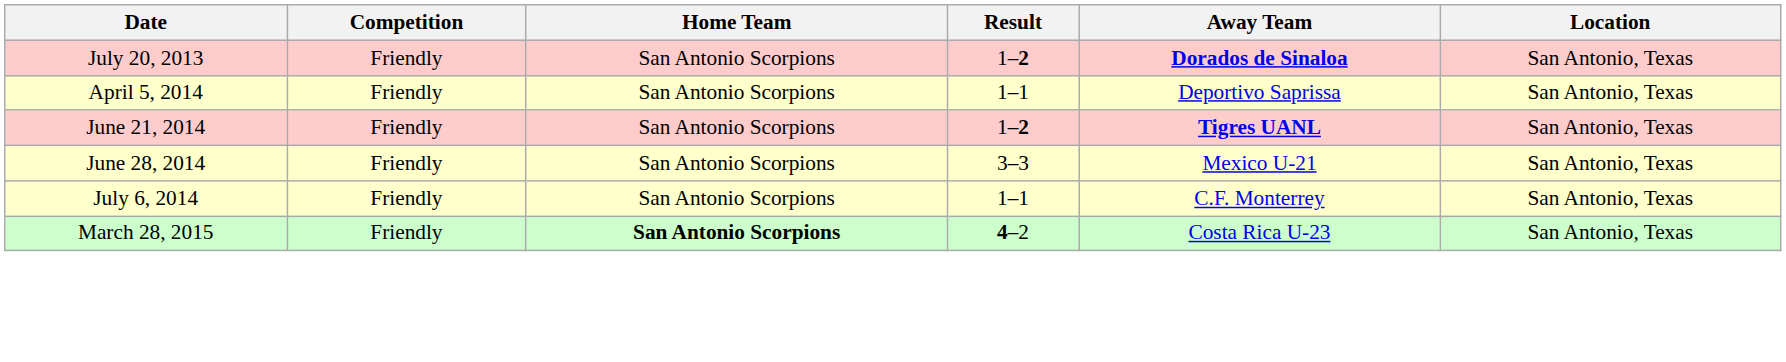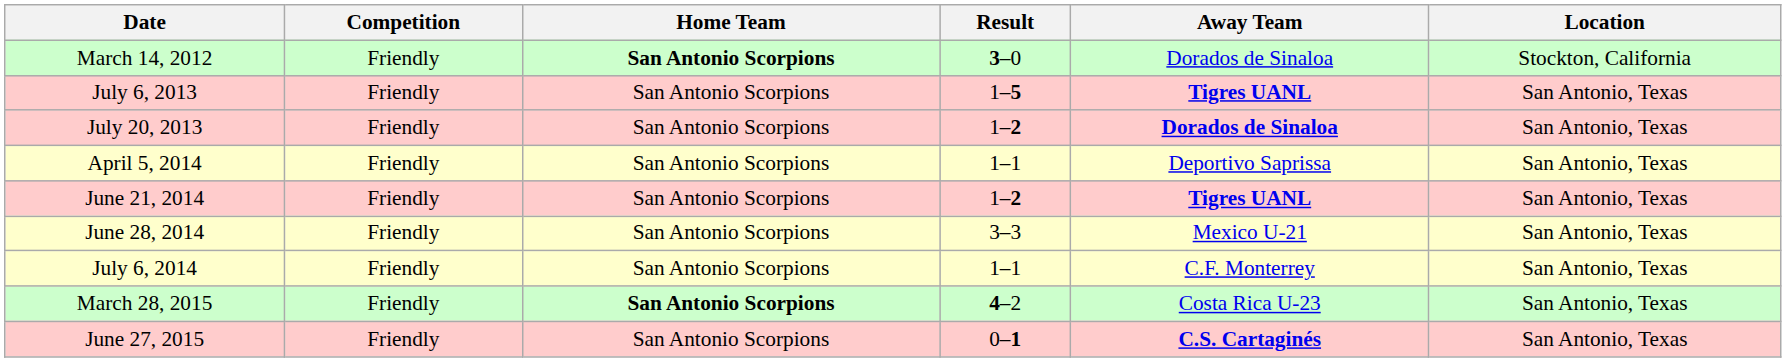+ row: (145, 57)
+ row: (145, 92)
+ row: (145, 338)
